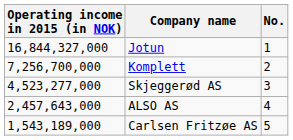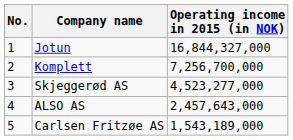columns swapped: (274, 21) <-> (65, 21)
